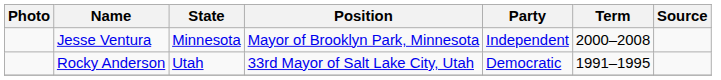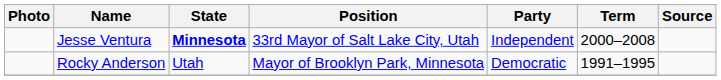(206, 39) normal -> (209, 39) bold
(363, 39) Mayor of Brooklyn Park, Minnesota -> (366, 39) 33rd Mayor of Salt Lake City, Utah
(361, 63) 33rd Mayor of Salt Lake City, Utah -> (368, 63) Mayor of Brooklyn Park, Minnesota
